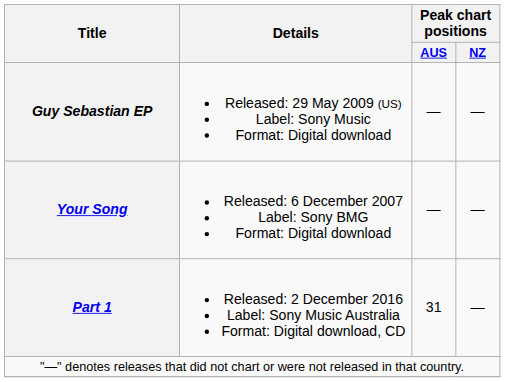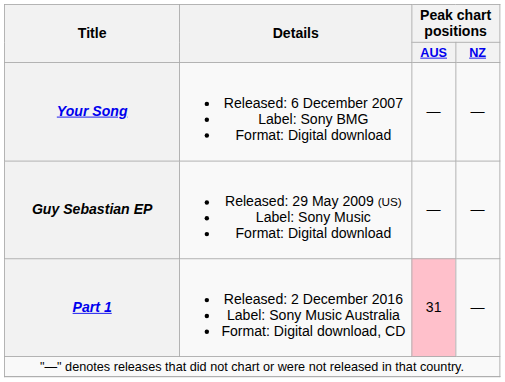rows swapped: (92, 209) <-> (92, 111)
(434, 307) no background -> (434, 307) pink background
